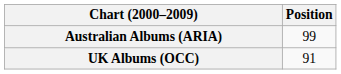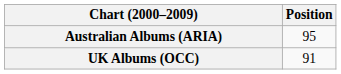(309, 36) 99 -> (309, 36) 95
